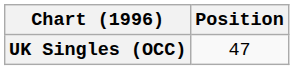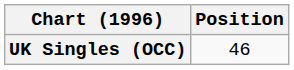(239, 50) 47 -> (239, 50) 46
